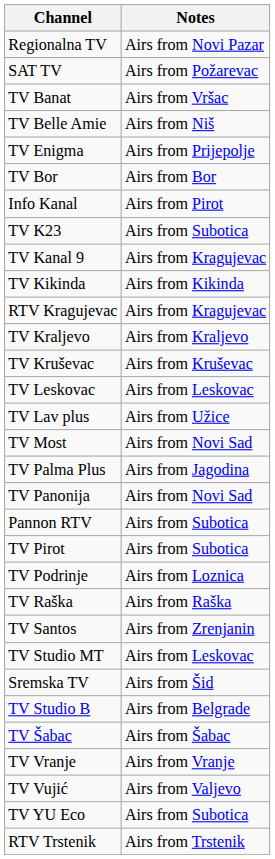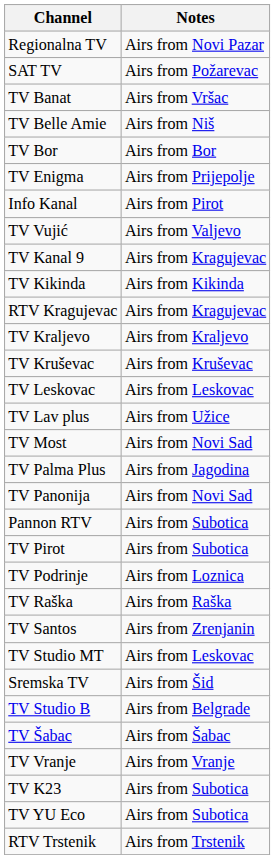rows swapped: (33, 177) <-> (46, 150)
rows swapped: (35, 230) <-> (38, 788)
